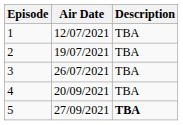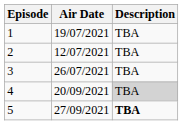(82, 33) 12/07/2021 -> (82, 33) 19/07/2021
(82, 52) 19/07/2021 -> (82, 52) 12/07/2021
(127, 91) no background -> (127, 91) lightgrey background
